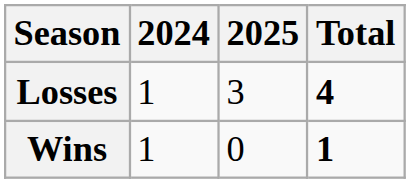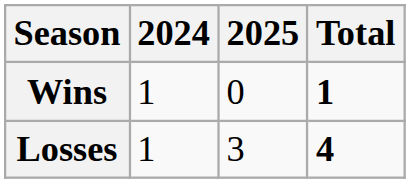rows swapped: (67, 148) <-> (67, 90)
